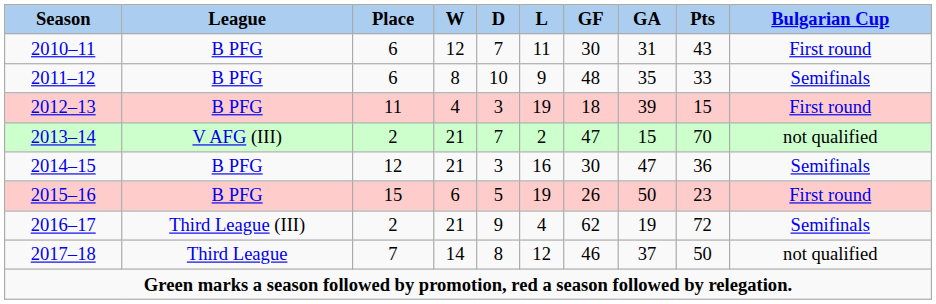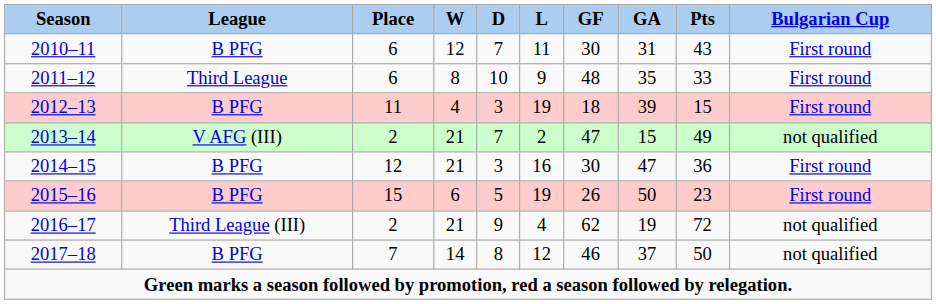(237, 78) B PFG -> (237, 78) Third League
(830, 78) Semifinals -> (830, 78) First round
(703, 136) 70 -> (703, 136) 49
(830, 166) Semifinals -> (830, 166) First round
(830, 225) Semifinals -> (830, 225) not qualified
(237, 254) Third League -> (237, 254) B PFG
